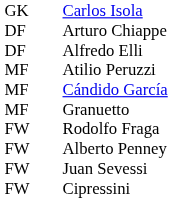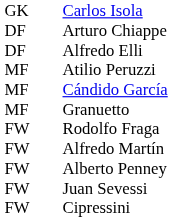+ row: (113, 148)
